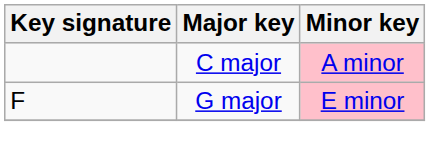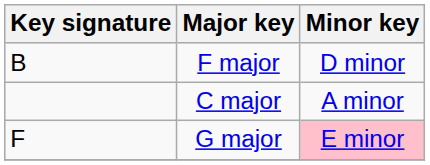+ row: (238, 62)
(363, 62) pink background -> (363, 100) no background
